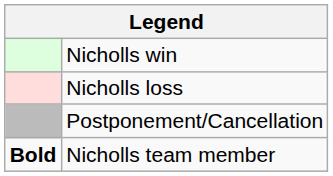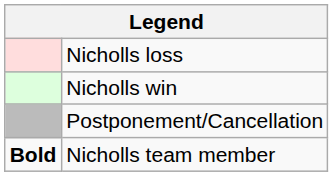rows swapped: (122, 55) <-> (125, 88)
